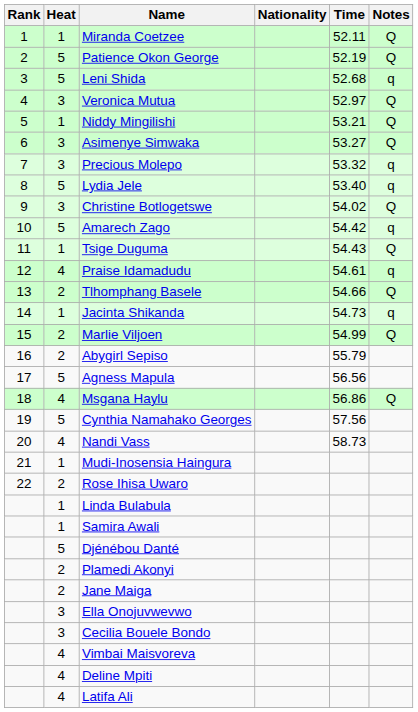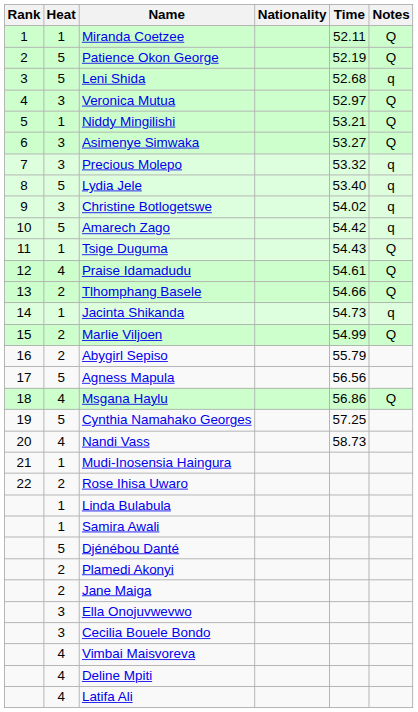(391, 206) Q -> (391, 206) q
(391, 270) q -> (391, 270) Q
(349, 420) 57.56 -> (349, 420) 57.25
